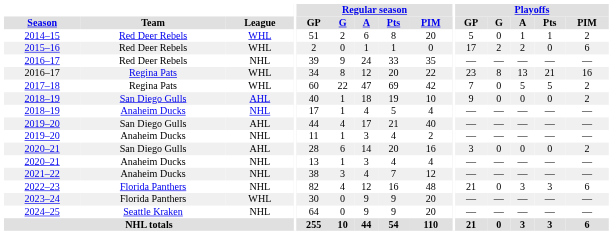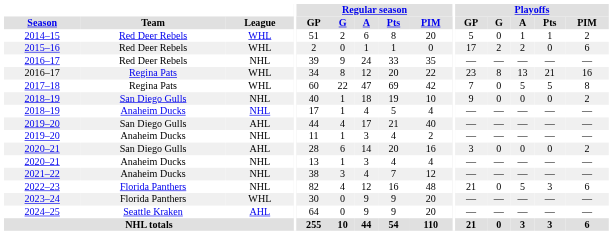(587, 86) 2 -> (587, 86) 8
(260, 98) AHL -> (260, 98) NHL
(523, 186) 3 -> (523, 186) 5
(260, 212) NHL -> (260, 212) AHL
